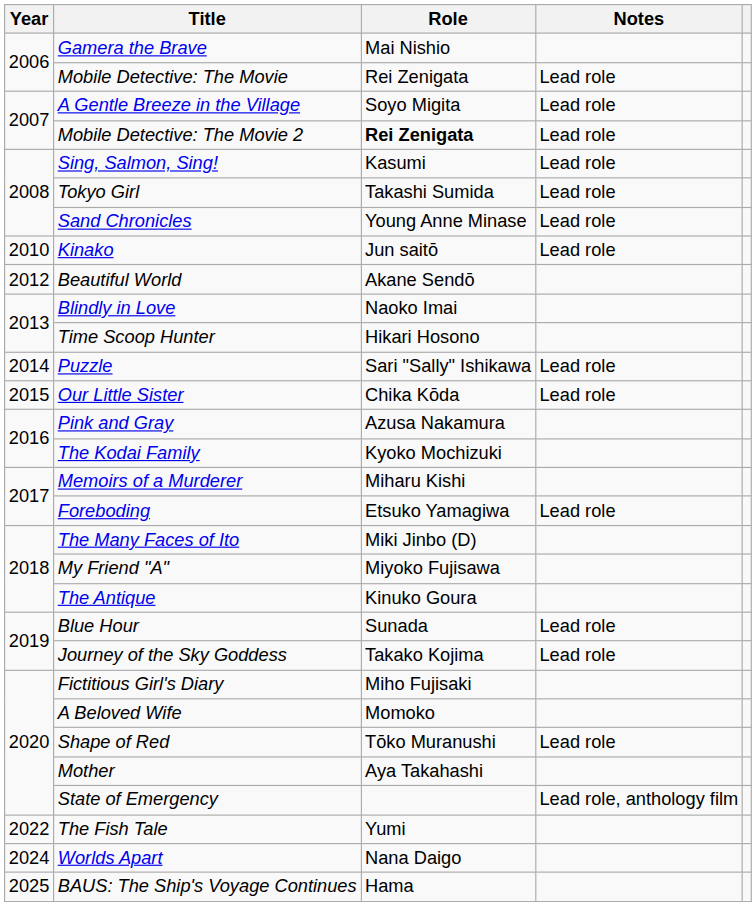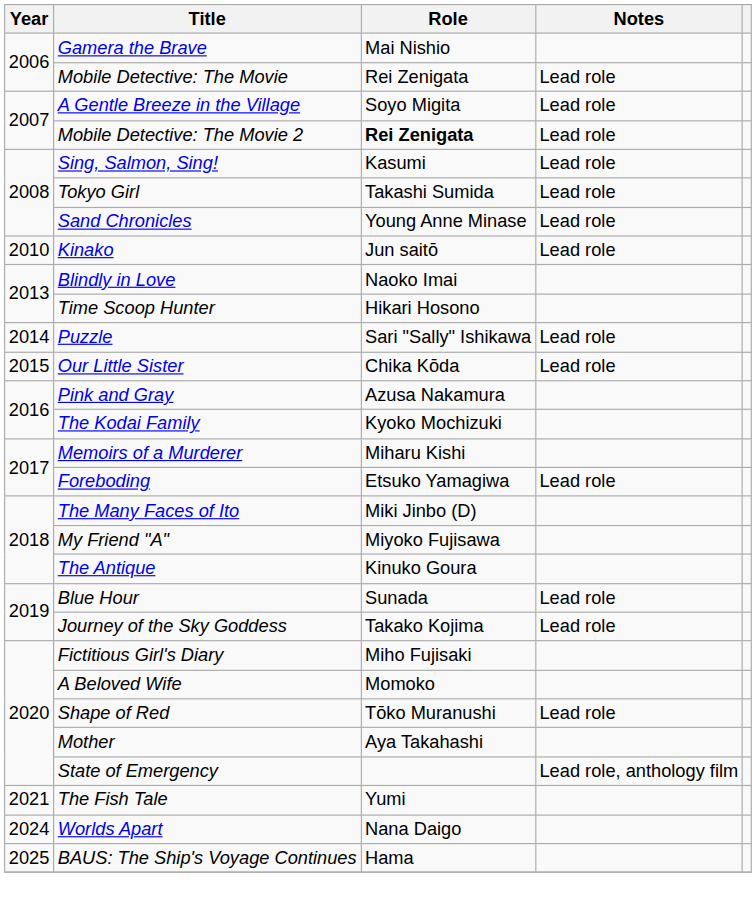- row: (120, 279)
(29, 828) 2022 -> (29, 800) 2021
